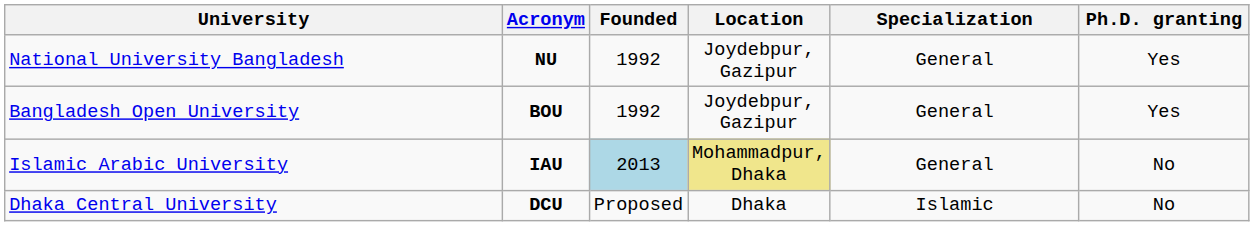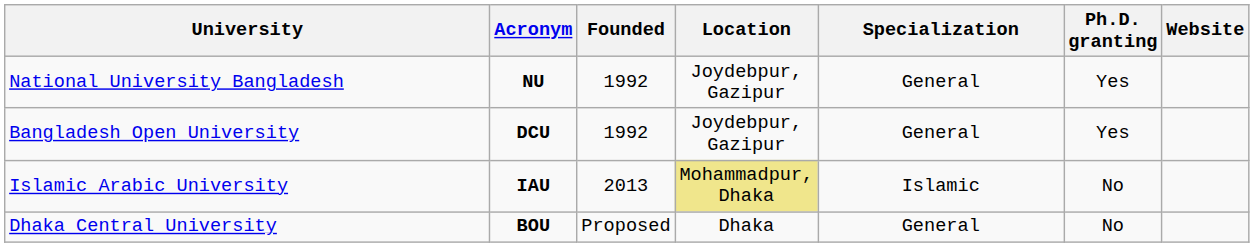+ column: (1205, 31)
(546, 113) BOU -> (533, 134) DCU
(638, 164) lightblue background -> (626, 186) no background
(955, 164) General -> (941, 186) Islamic
(546, 205) DCU -> (533, 227) BOU
(955, 205) Islamic -> (941, 227) General
